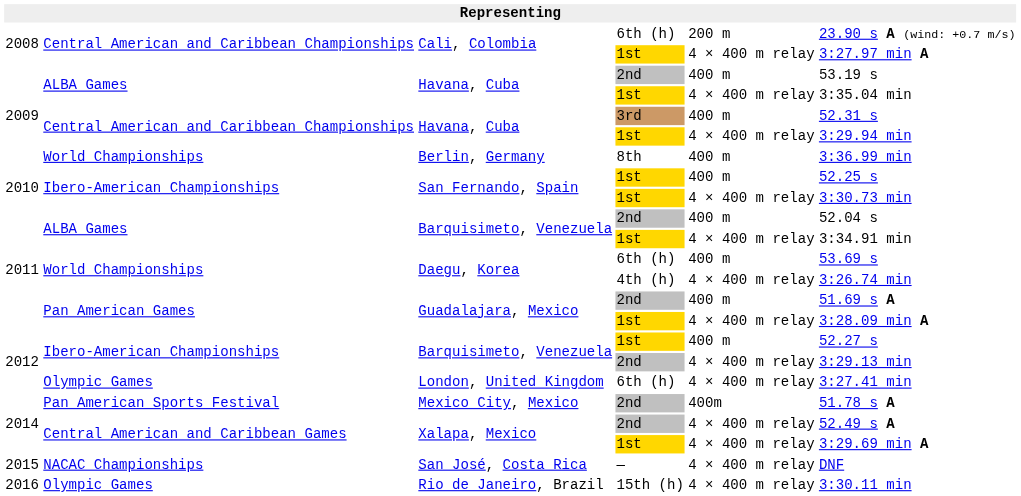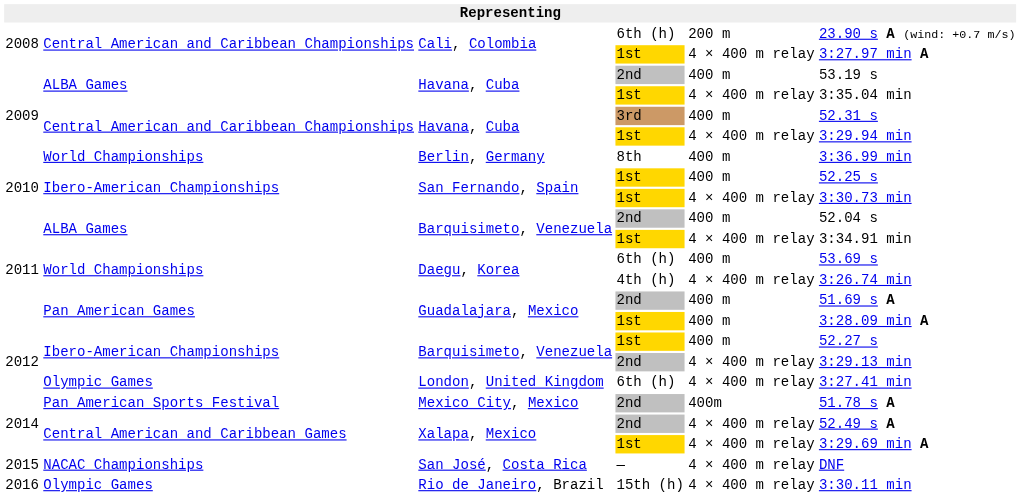(751, 321) 4 × 400 m relay -> (709, 321) 400 m
